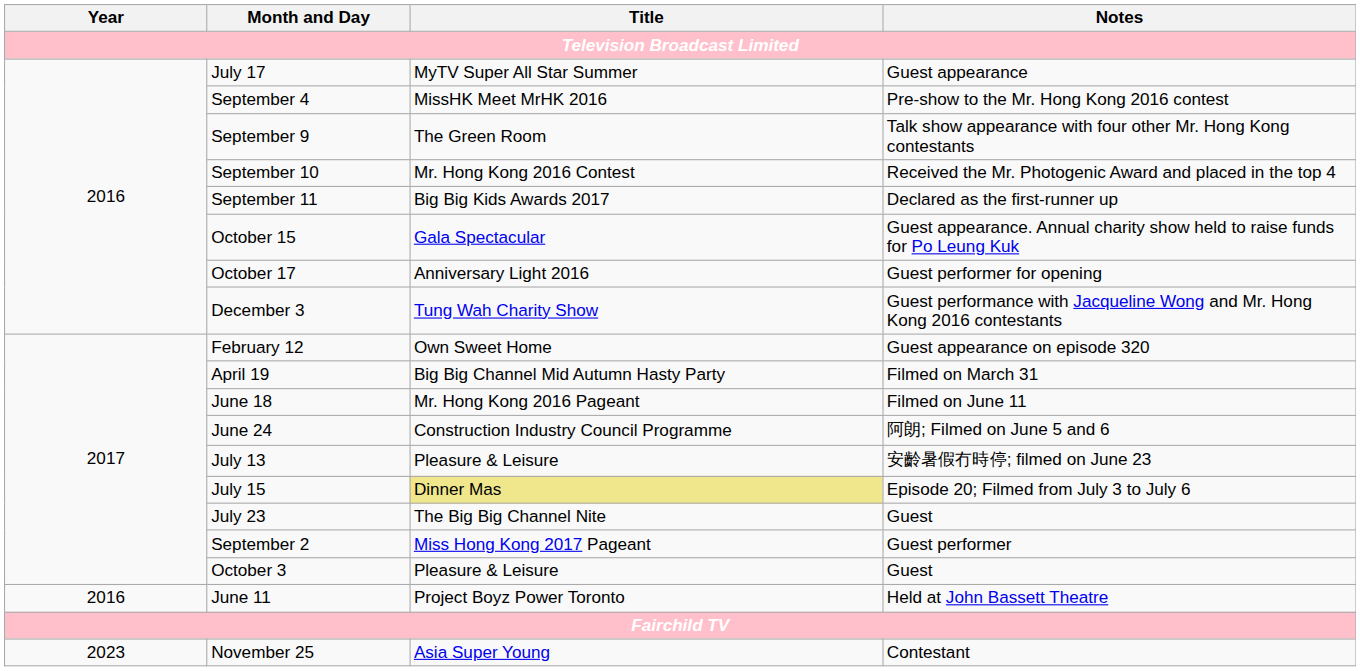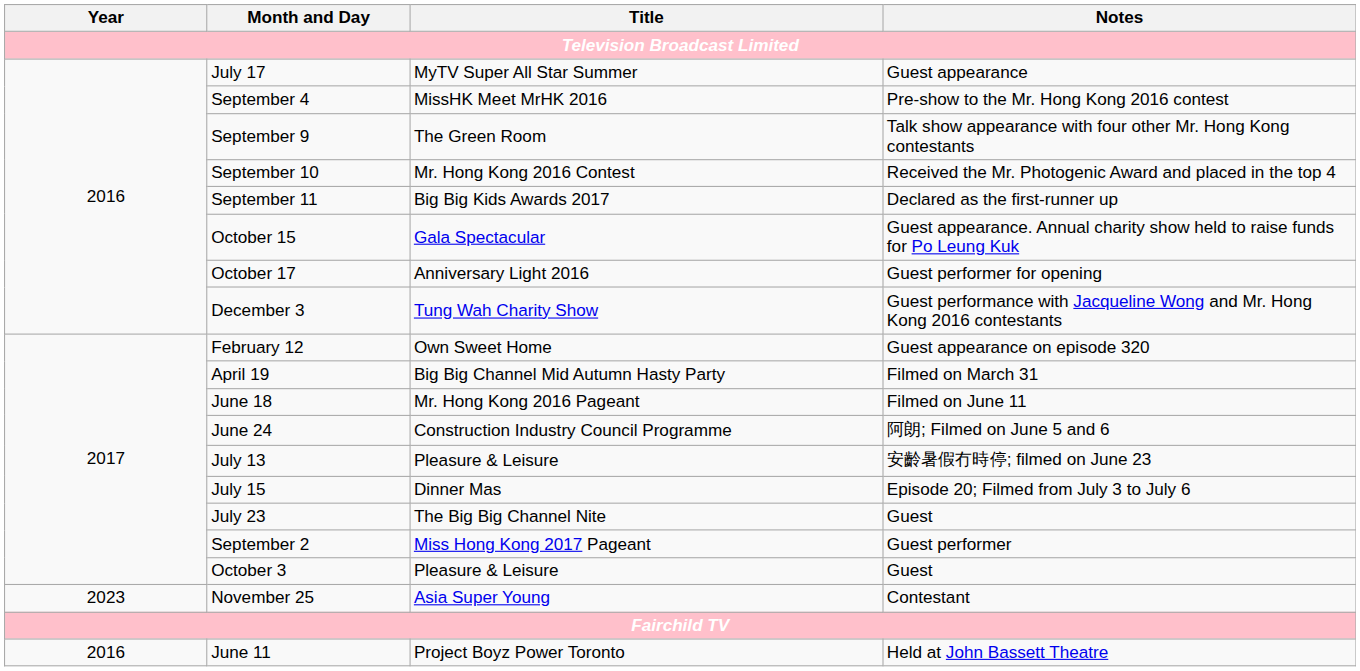(458, 489) khaki background -> (458, 489) no background
rows swapped: (263, 652) <-> (241, 598)
